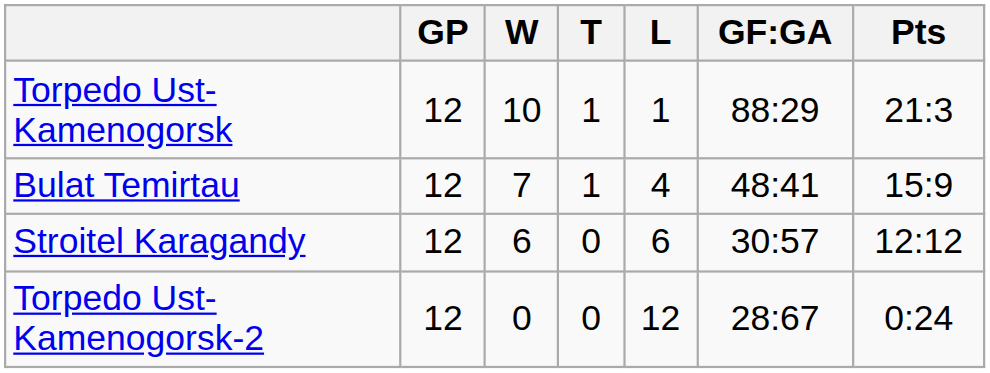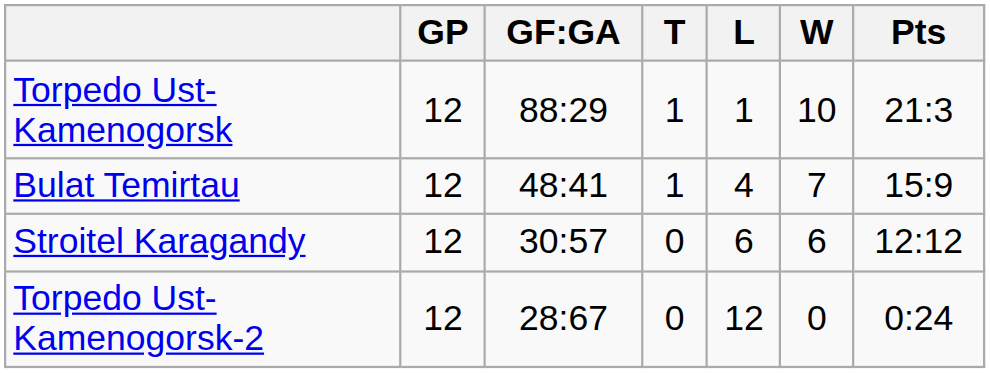columns swapped: (522, 32) <-> (775, 32)
